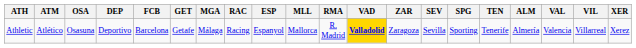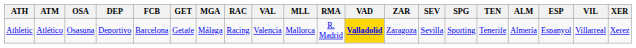columns swapped: (269, 11) <-> (557, 11)
